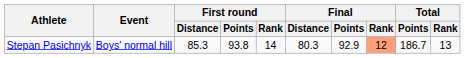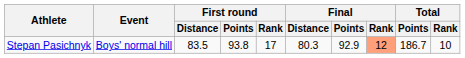(198, 45) 85.3 -> (198, 45) 83.5
(271, 45) 14 -> (271, 45) 17
(445, 45) 13 -> (445, 45) 10
